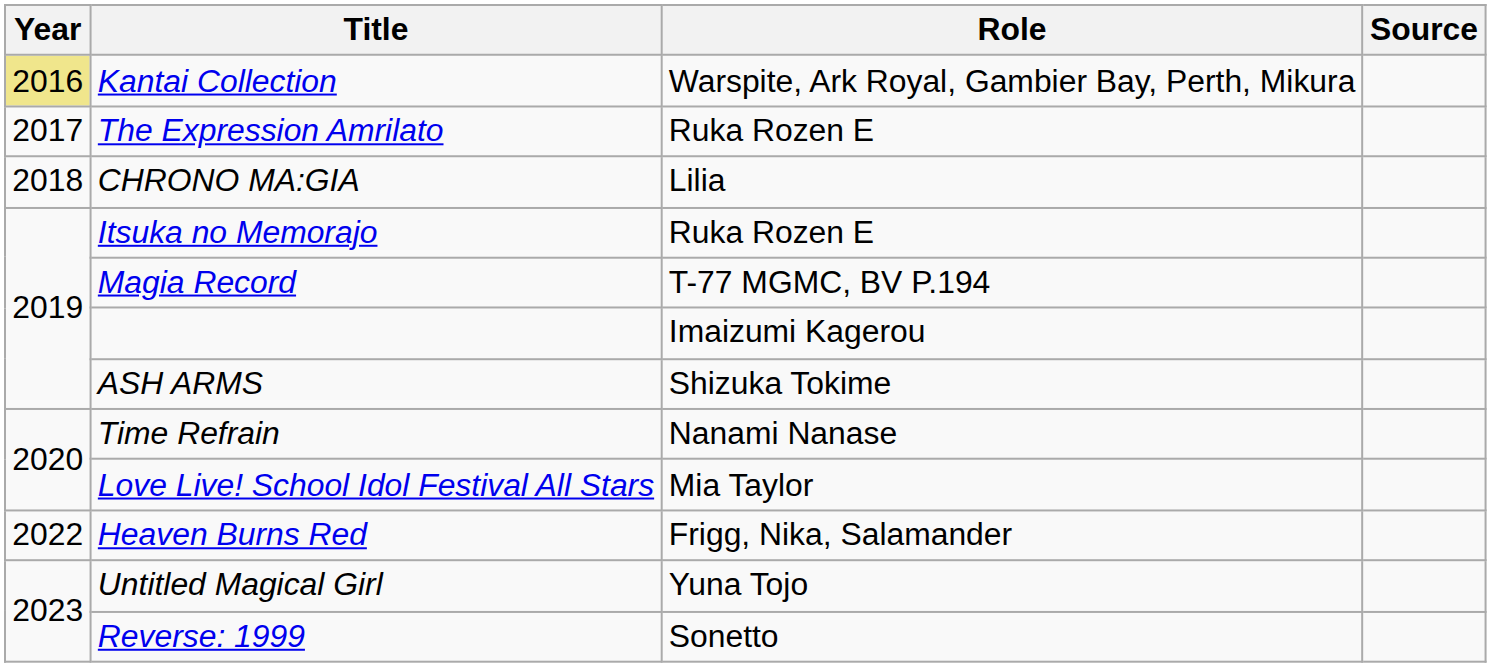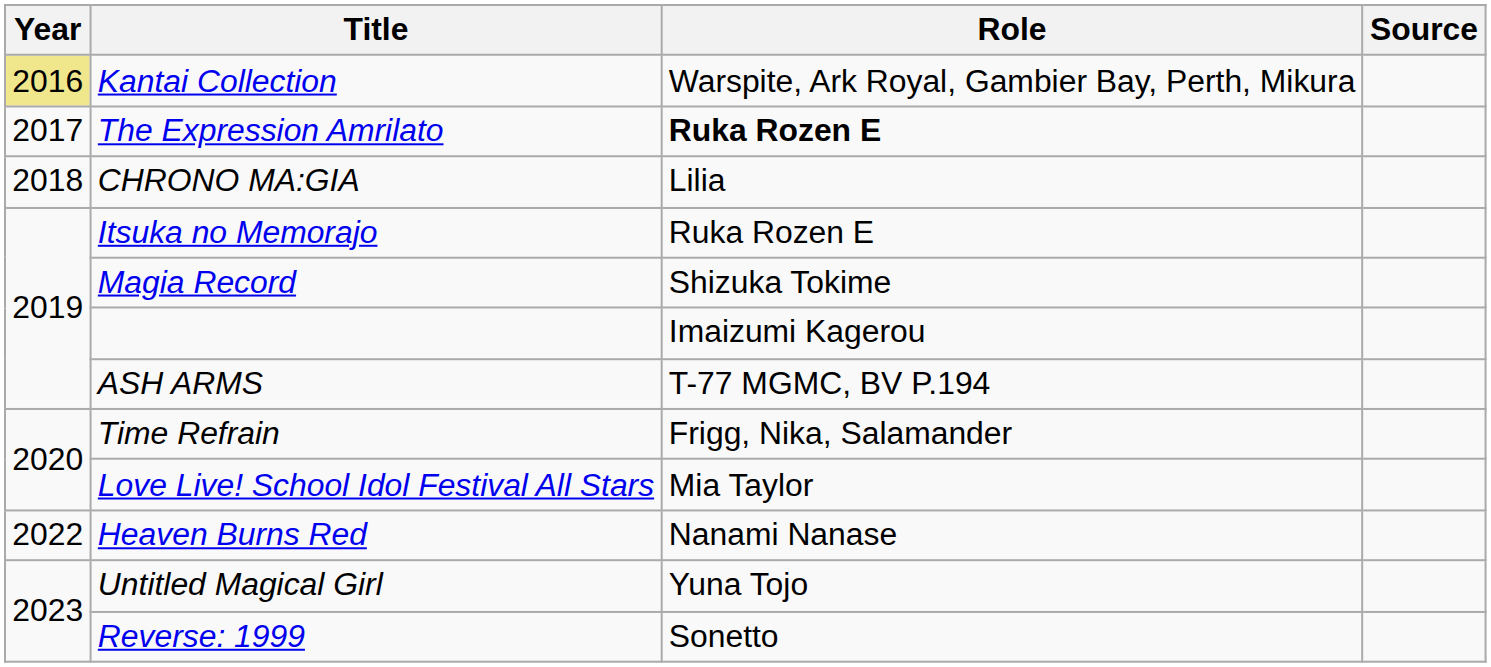(771, 130) normal -> (775, 130) bold
(830, 282) T-77 MGMC, BV P.194 -> (780, 282) Shizuka Tokime
(780, 383) Shizuka Tokime -> (830, 383) T-77 MGMC, BV P.194
(783, 433) Nanami Nanase -> (840, 433) Frigg, Nika, Salamander
(840, 534) Frigg, Nika, Salamander -> (783, 534) Nanami Nanase
